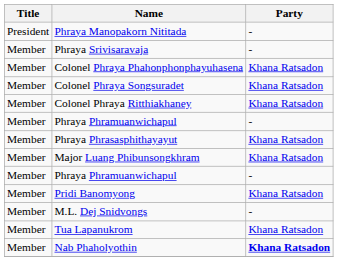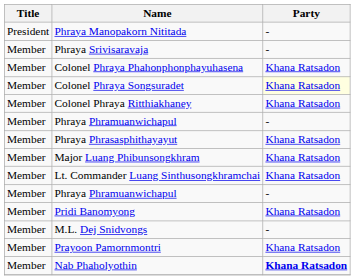(286, 85) no background -> (303, 85) lightyellow background
+ row: (26, 175)
- row: (26, 229)
+ row: (26, 247)
